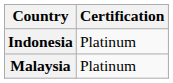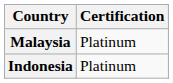rows swapped: (40, 41) <-> (40, 66)
